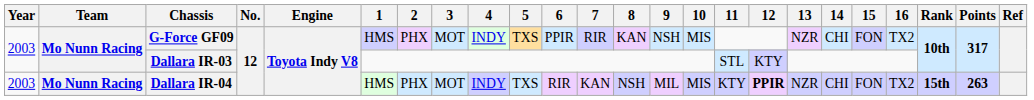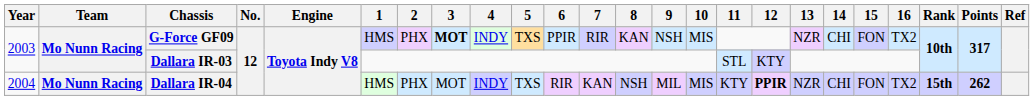(450, 38) normal -> (451, 38) bold
(21, 83) 2003 -> (21, 83) 2004
(978, 83) 263 -> (980, 83) 262
